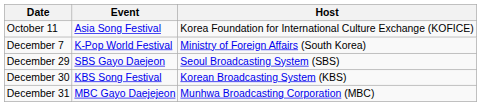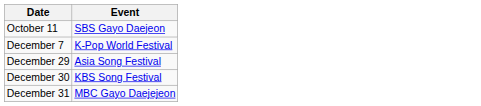- column: (327, 12)
(118, 28) Asia Song Festival -> (120, 28) SBS Gayo Daejeon
(120, 61) SBS Gayo Daejeon -> (118, 61) Asia Song Festival
